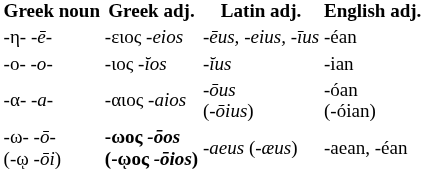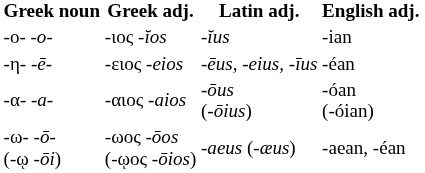rows swapped: (28, 63) <-> (28, 37)
(151, 148) bold -> (151, 148) normal
